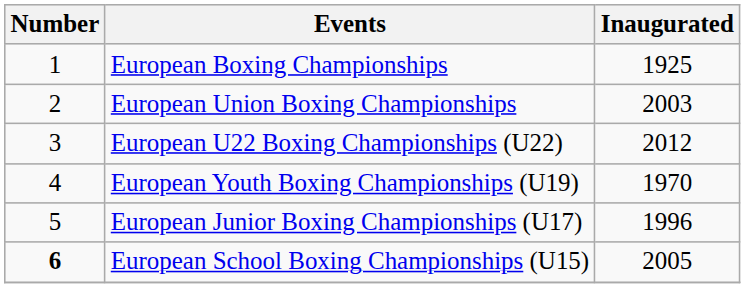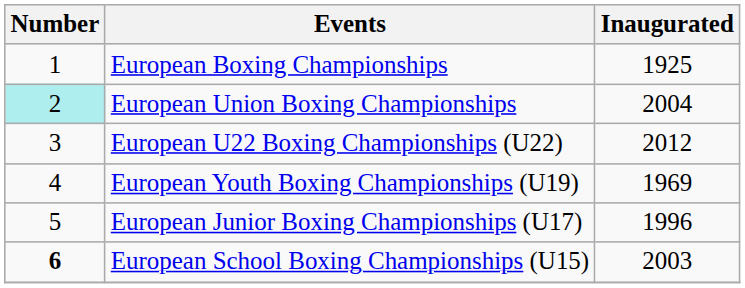(55, 103) no background -> (55, 103) paleturquoise background
(667, 103) 2003 -> (667, 103) 2004
(667, 182) 1970 -> (667, 182) 1969
(667, 261) 2005 -> (667, 261) 2003
